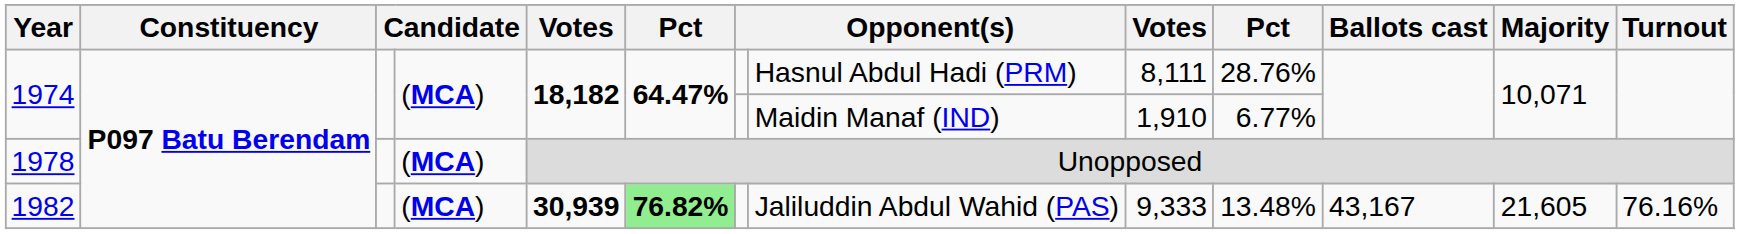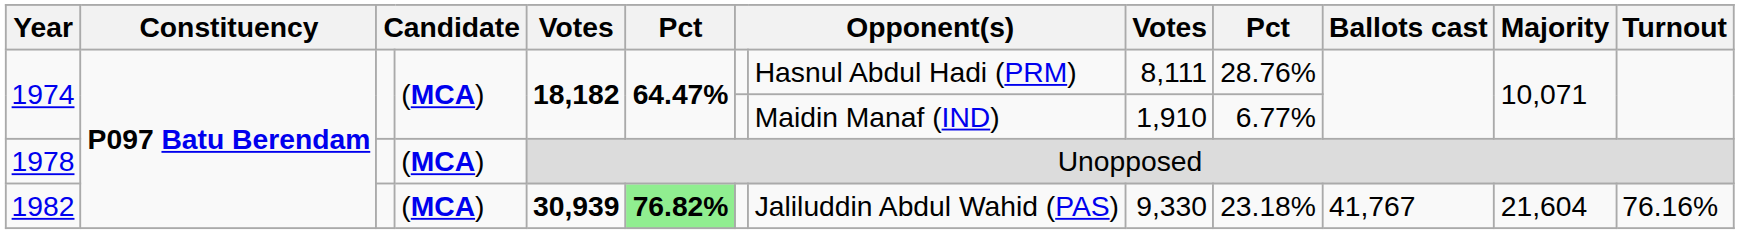(1172, 206) 9,333 -> (1172, 206) 9,330
(1268, 206) 13.48% -> (1268, 206) 23.18%
(1372, 206) 43,167 -> (1372, 206) 41,767
(1544, 206) 21,605 -> (1544, 206) 21,604
